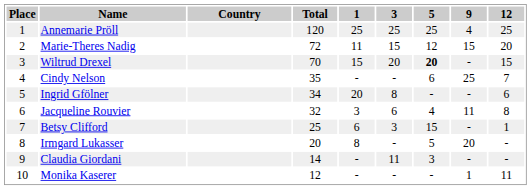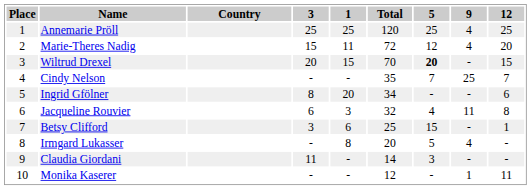columns swapped: (315, 14) <-> (394, 14)
(469, 46) 15 -> (469, 46) 4
(432, 78) 6 -> (432, 78) 7
(469, 143) 20 -> (469, 143) 4
